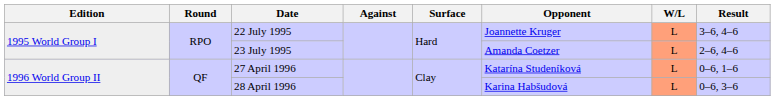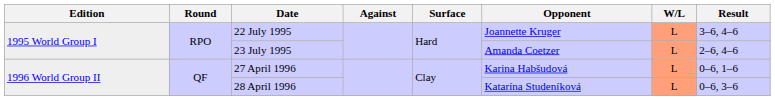(533, 68) Katarína Studeníková -> (526, 68) Karina Habšudová
(526, 87) Karina Habšudová -> (533, 87) Katarína Studeníková
